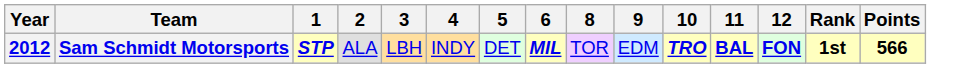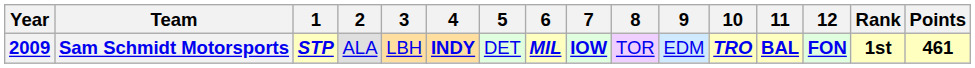+ column: (589, 19)
(30, 48) 2012 -> (30, 48) 2009
(453, 48) normal -> (453, 48) bold
(892, 48) 566 -> (938, 48) 461
